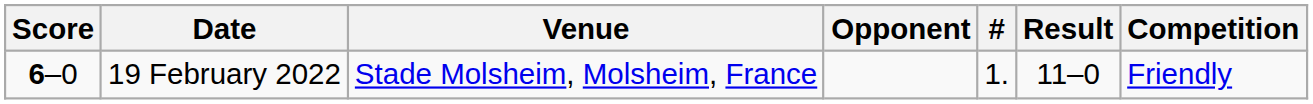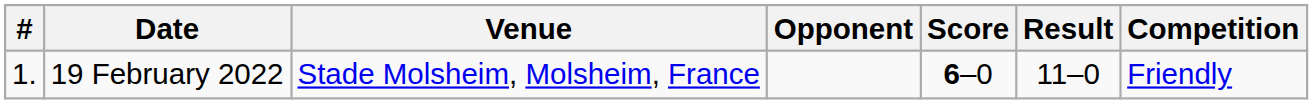columns swapped: (997, 28) <-> (53, 28)
